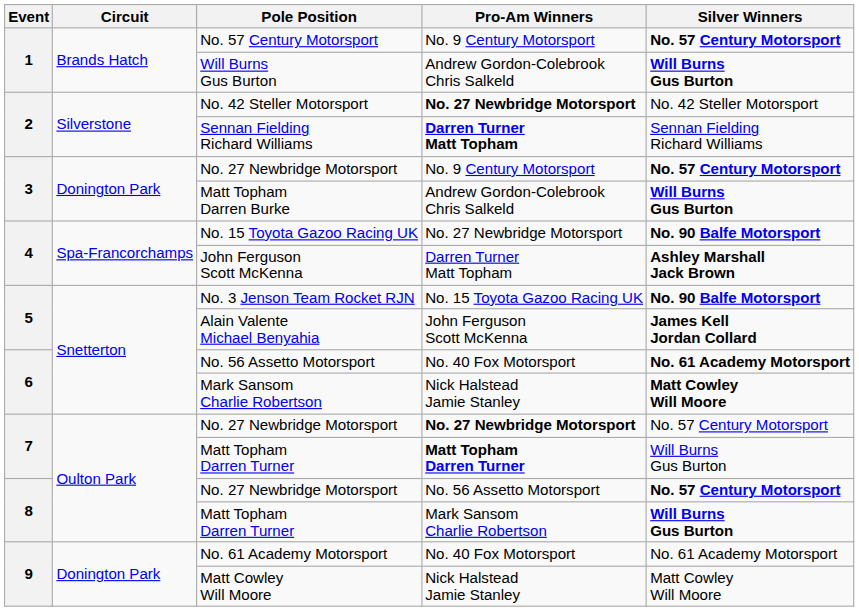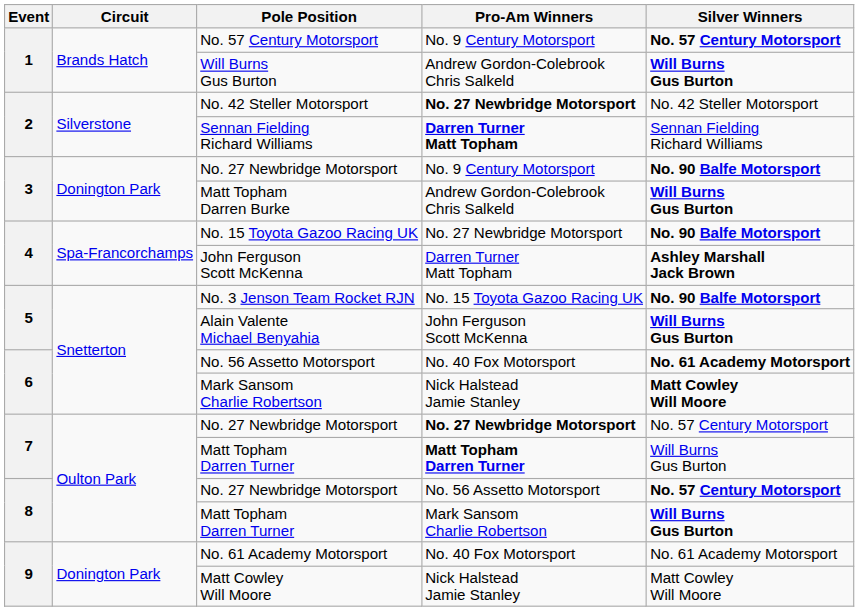(745, 168) No. 57 Century Motorsport -> (735, 168) No. 90 Balfe Motorsport
(703, 329) James Kell Jordan Collard -> (692, 329) Will Burns Gus Burton
